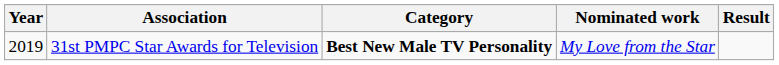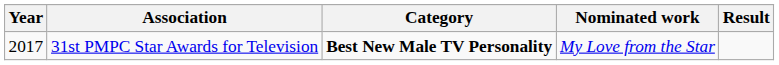(26, 45) 2019 -> (26, 45) 2017
